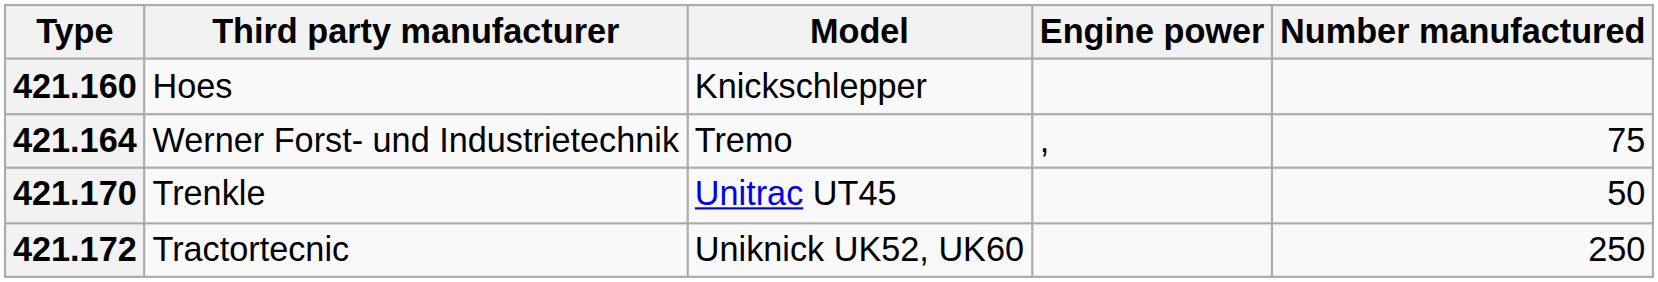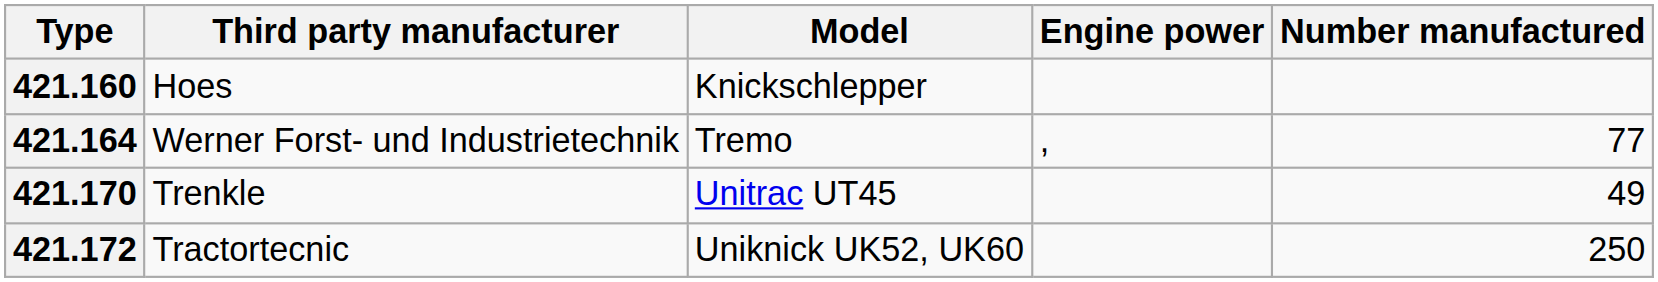(1626, 140) 75 -> (1626, 140) 77
(1626, 194) 50 -> (1626, 194) 49
